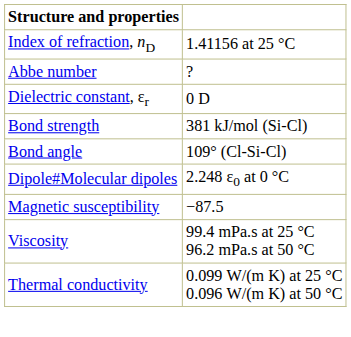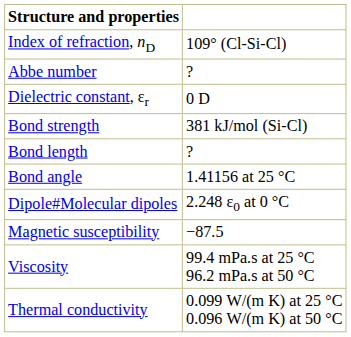(241, 44) 1.41156 at 25 °C -> (236, 44) 109° (Cl-Si-Cl)
+ row: (48, 151)
(236, 151) 109° (Cl-Si-Cl) -> (241, 177) 1.41156 at 25 °C
